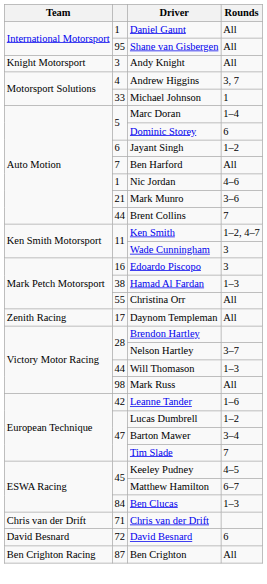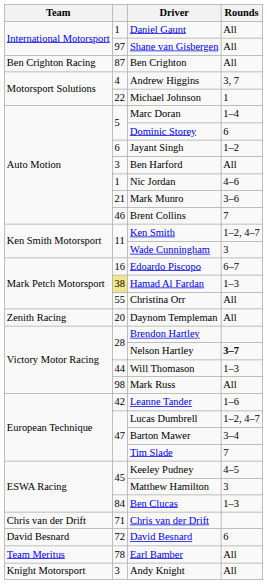(120, 46) 95 -> (120, 46) 97
rows swapped: (157, 63) <-> (158, 554)
(120, 97) 33 -> (120, 97) 22
(117, 165) 7 -> (117, 165) 3
(120, 215) 44 -> (120, 215) 46
(226, 266) 3 -> (231, 266) 6–7
(120, 283) no background -> (120, 283) khaki background
(120, 317) 17 -> (120, 317) 20
(231, 351) normal -> (231, 351) bold
(231, 418) 1–2 -> (242, 418) 1–2, 4–7
(231, 486) 6–7 -> (226, 486) 3
+ row: (156, 554)
